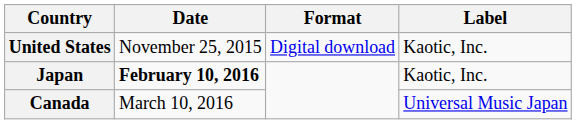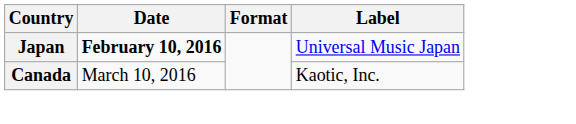- row: (60, 47)
(445, 75) Kaotic, Inc. -> (378, 47) Universal Music Japan
(485, 103) Universal Music Japan -> (338, 75) Kaotic, Inc.
